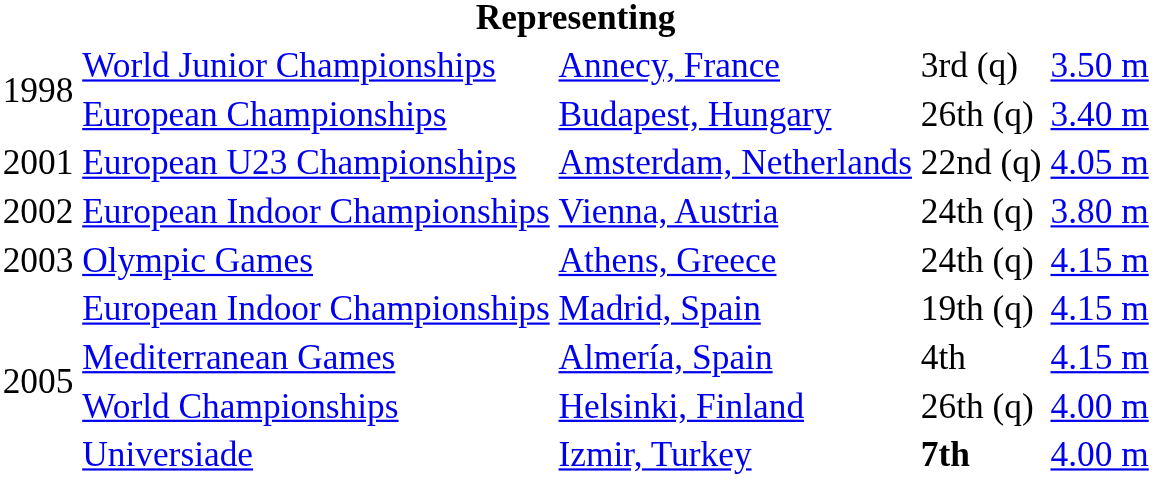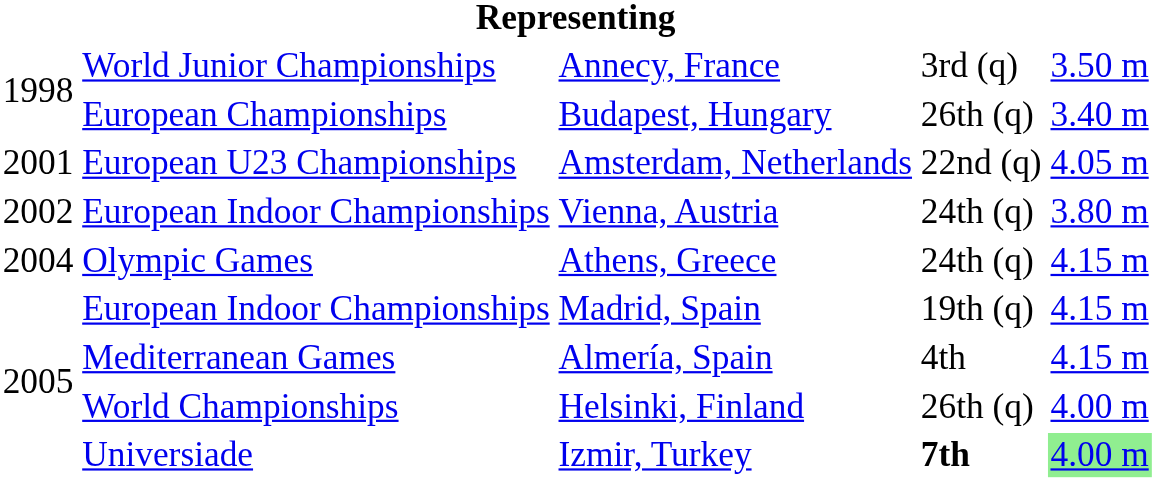(38, 260) 2003 -> (38, 260) 2004
(1100, 454) no background -> (1100, 454) lightgreen background
